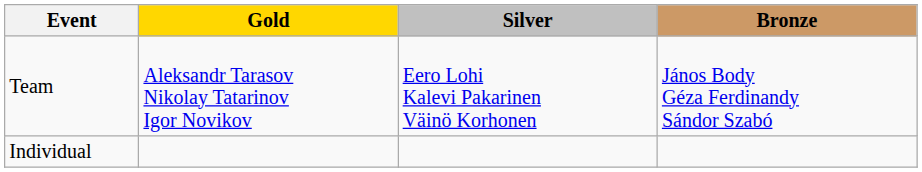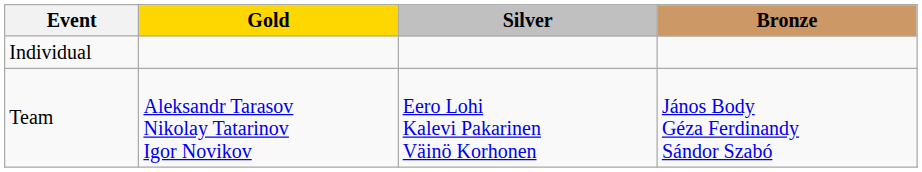rows swapped: (50, 151) <-> (31, 85)
